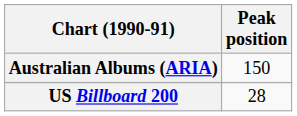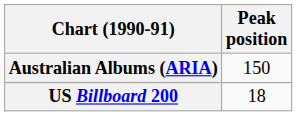(257, 96) 28 -> (257, 96) 18
